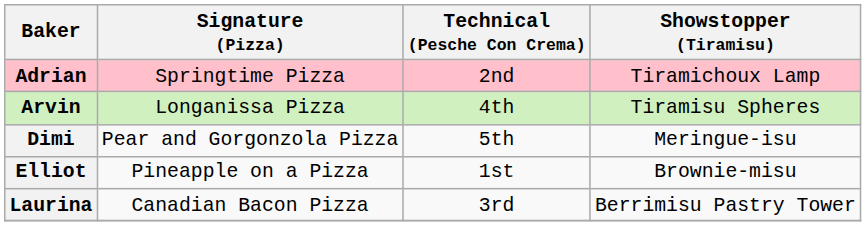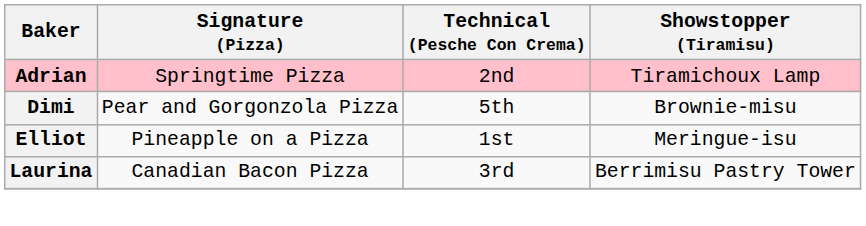- row: (51, 108)
(725, 140) Meringue-isu -> (725, 108) Brownie-misu
(725, 172) Brownie-misu -> (725, 140) Meringue-isu
